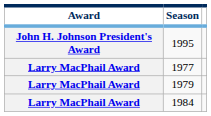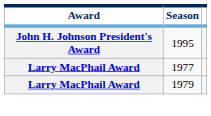- row: (183, 102)
